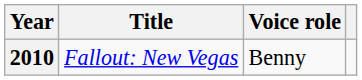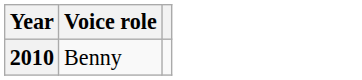- column: (151, 22)
